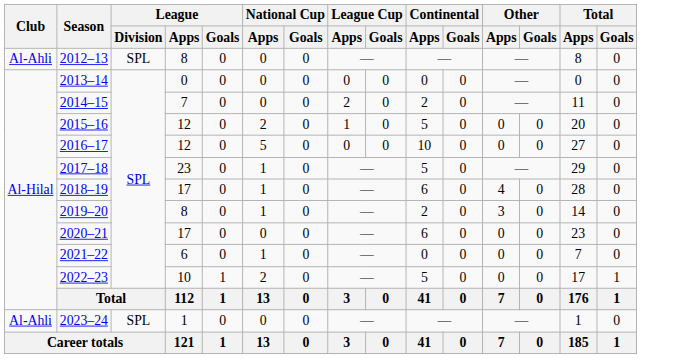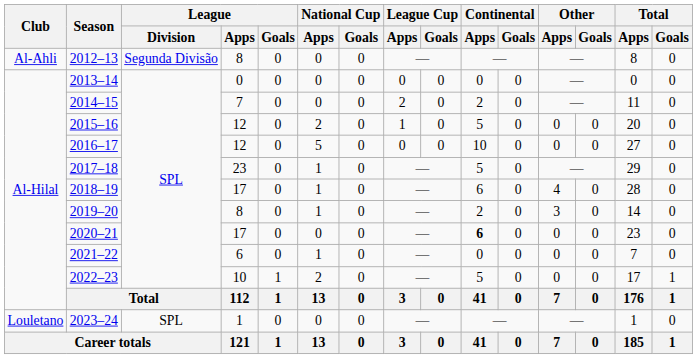(138, 59) SPL -> (171, 59) Segunda Divisão
(424, 233) normal -> (480, 233) bold
(31, 320) Al-Ahli -> (35, 320) Louletano
